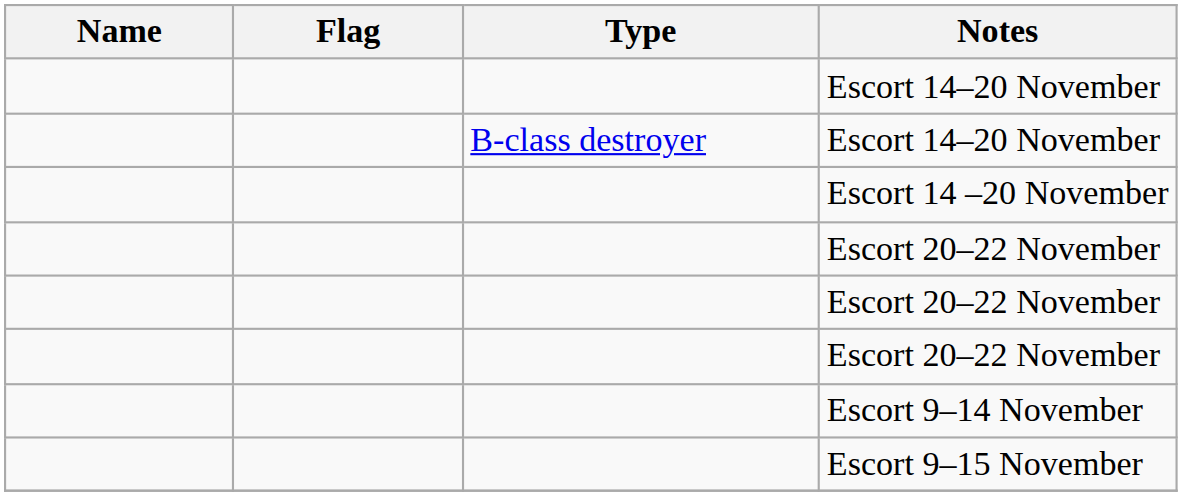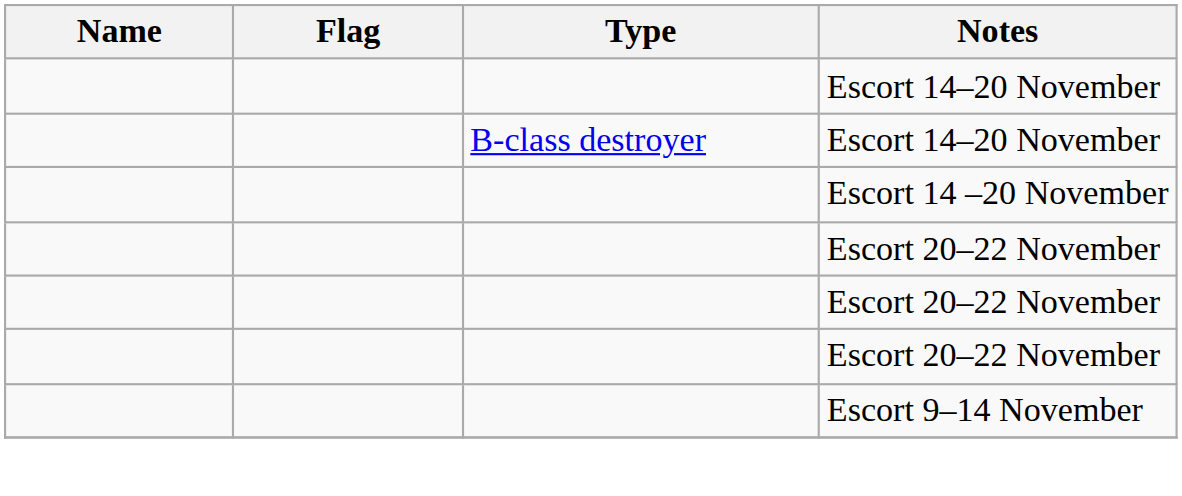- row: (641, 464)
